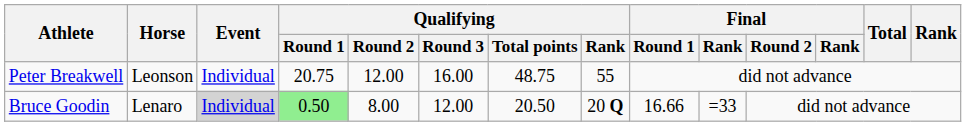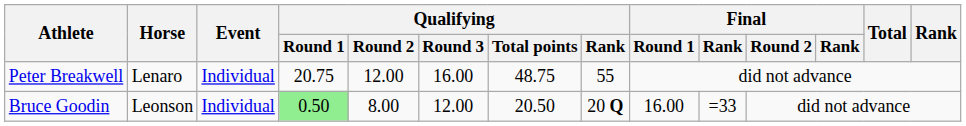(162, 76) Leonson -> (157, 76) Lenaro
(157, 106) Lenaro -> (162, 106) Leonson
(238, 106) lightgrey background -> (238, 106) no background
(664, 106) 16.66 -> (664, 106) 16.00
